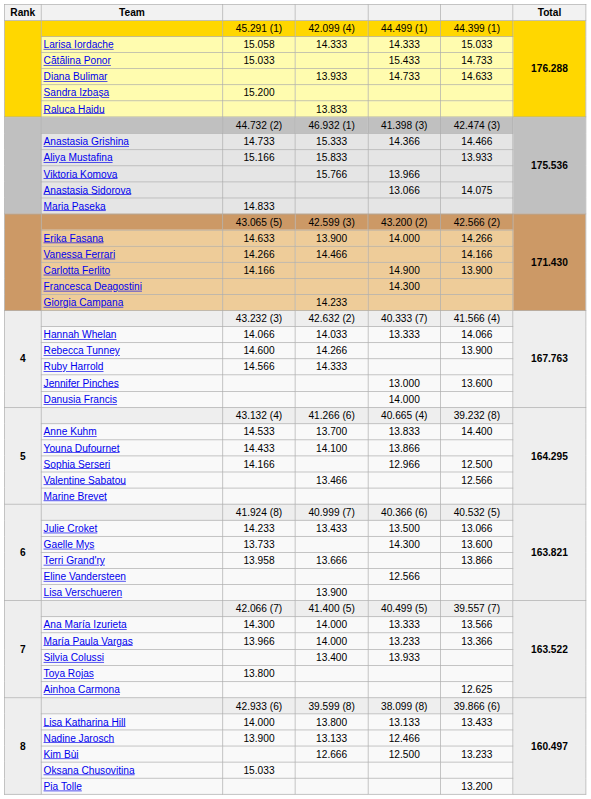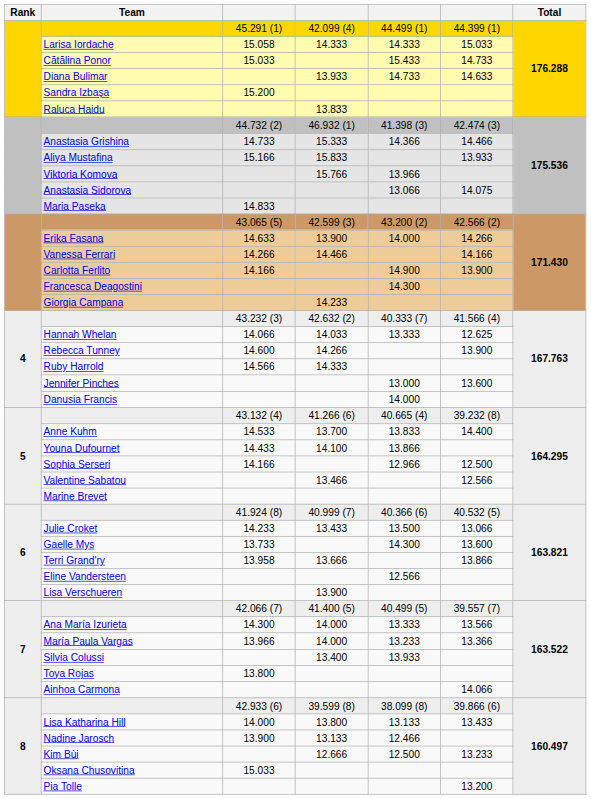(477, 335) 14.066 -> (477, 335) 12.625
(477, 690) 12.625 -> (477, 690) 14.066
